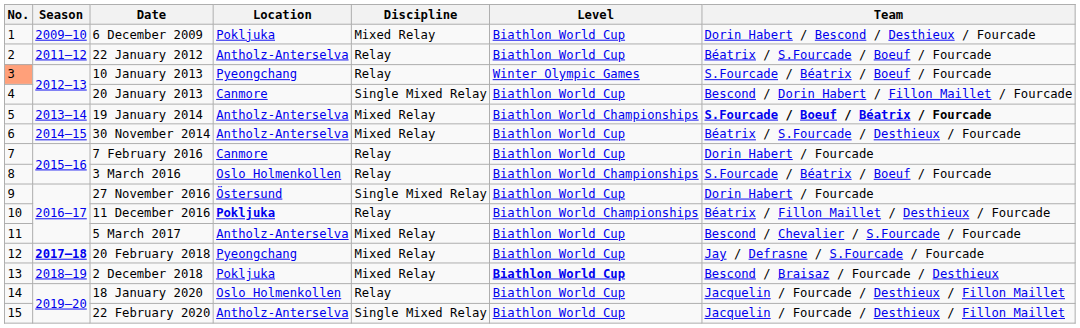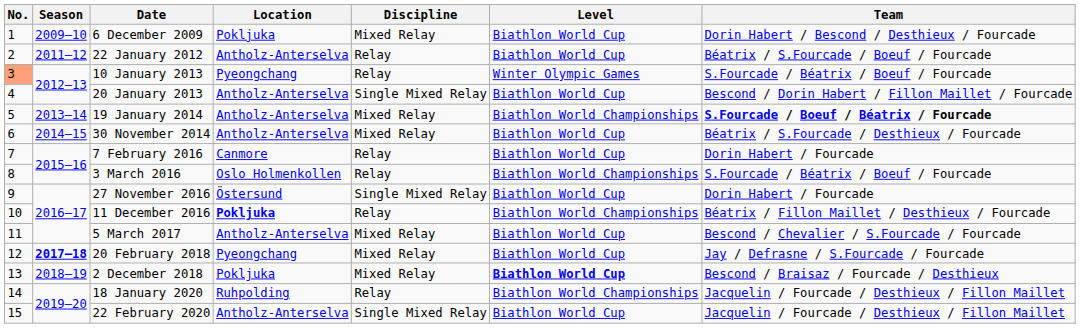(242, 94) Canmore -> (282, 94) Antholz-Anterselva
(279, 293) Oslo Holmenkollen -> (253, 293) Ruhpolding
(559, 293) Biathlon World Cup -> (596, 293) Biathlon World Championships
